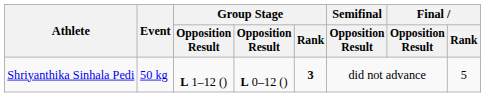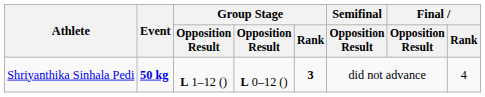(154, 75) normal -> (154, 75) bold
(464, 75) 5 -> (464, 75) 4
